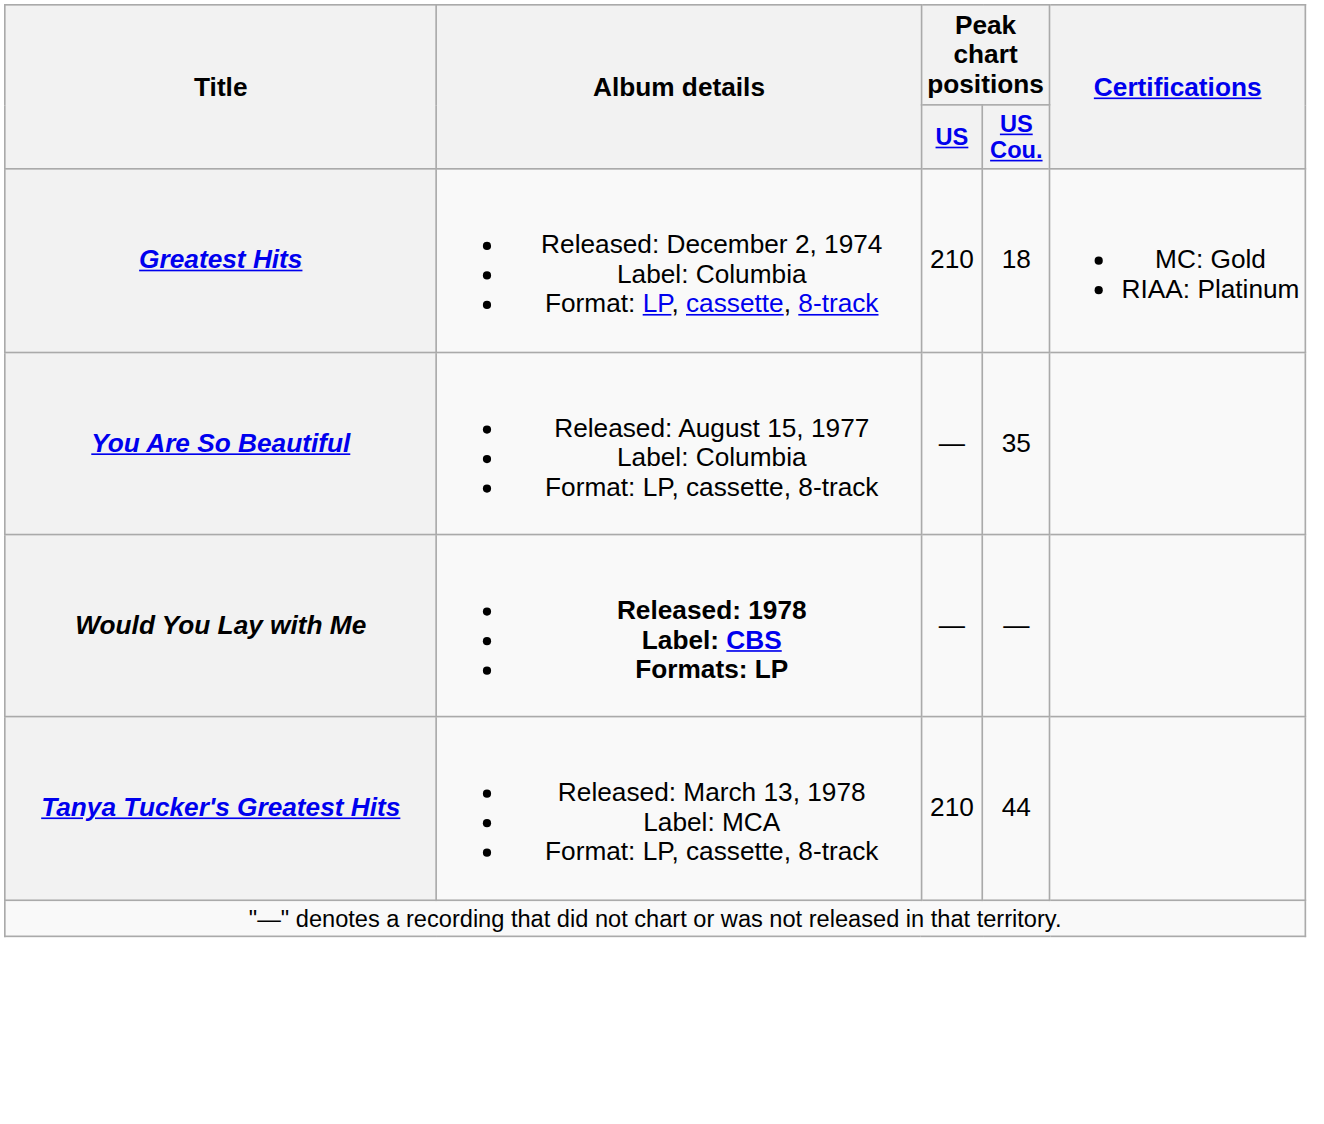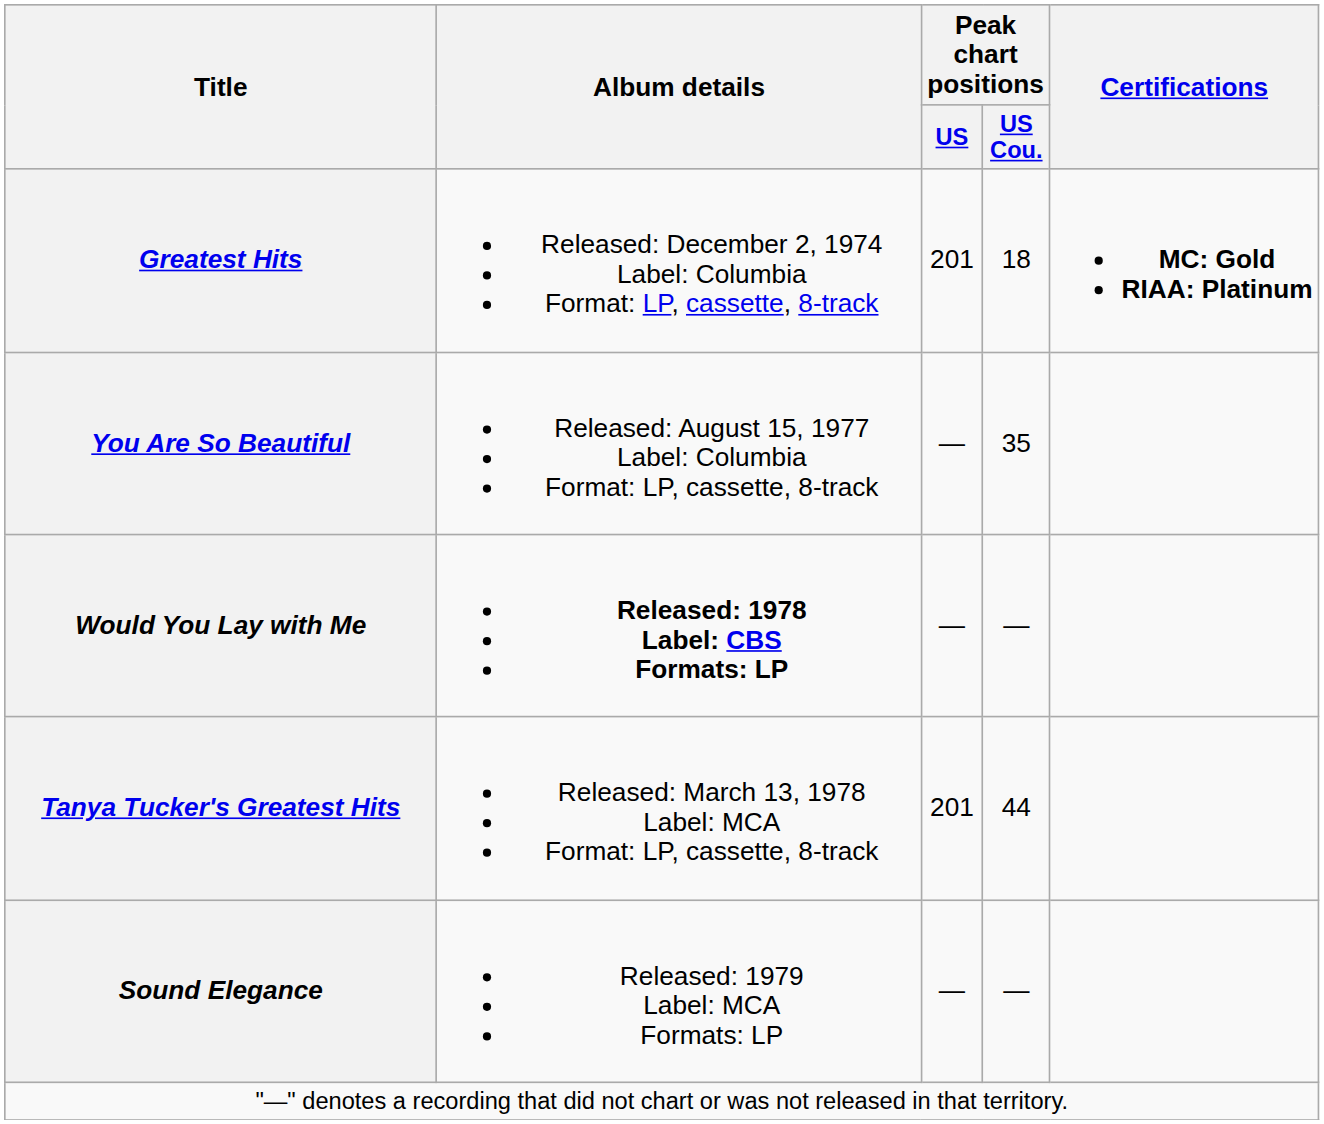(952, 260) 210 -> (952, 260) 201
(1178, 275) normal -> (1184, 275) bold
(952, 807) 210 -> (952, 807) 201
+ row: (221, 990)
